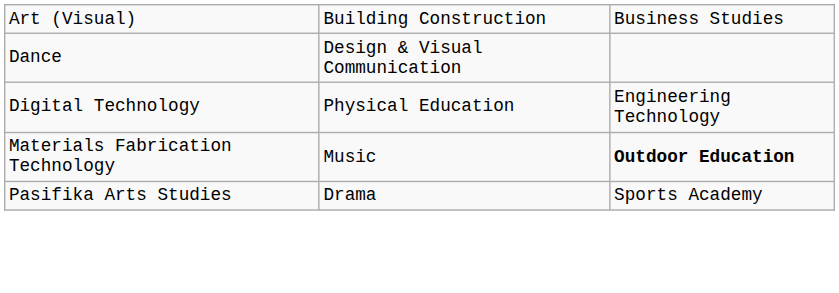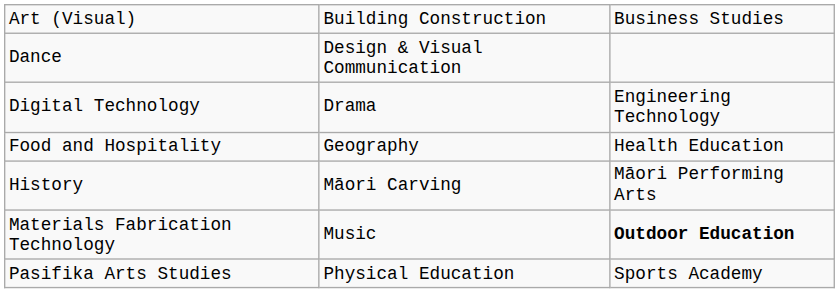(419, 107) Physical Education -> (350, 107) Drama
+ row: (115, 146)
+ row: (46, 185)
(350, 196) Drama -> (419, 274) Physical Education
